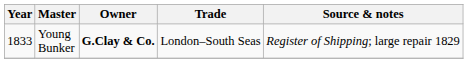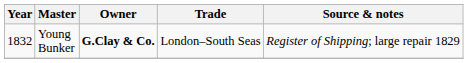(20, 41) 1833 -> (20, 41) 1832
